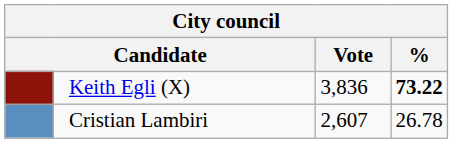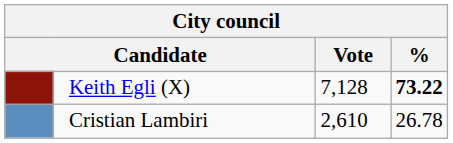(344, 87) 3,836 -> (344, 87) 7,128
(344, 120) 2,607 -> (344, 120) 2,610
